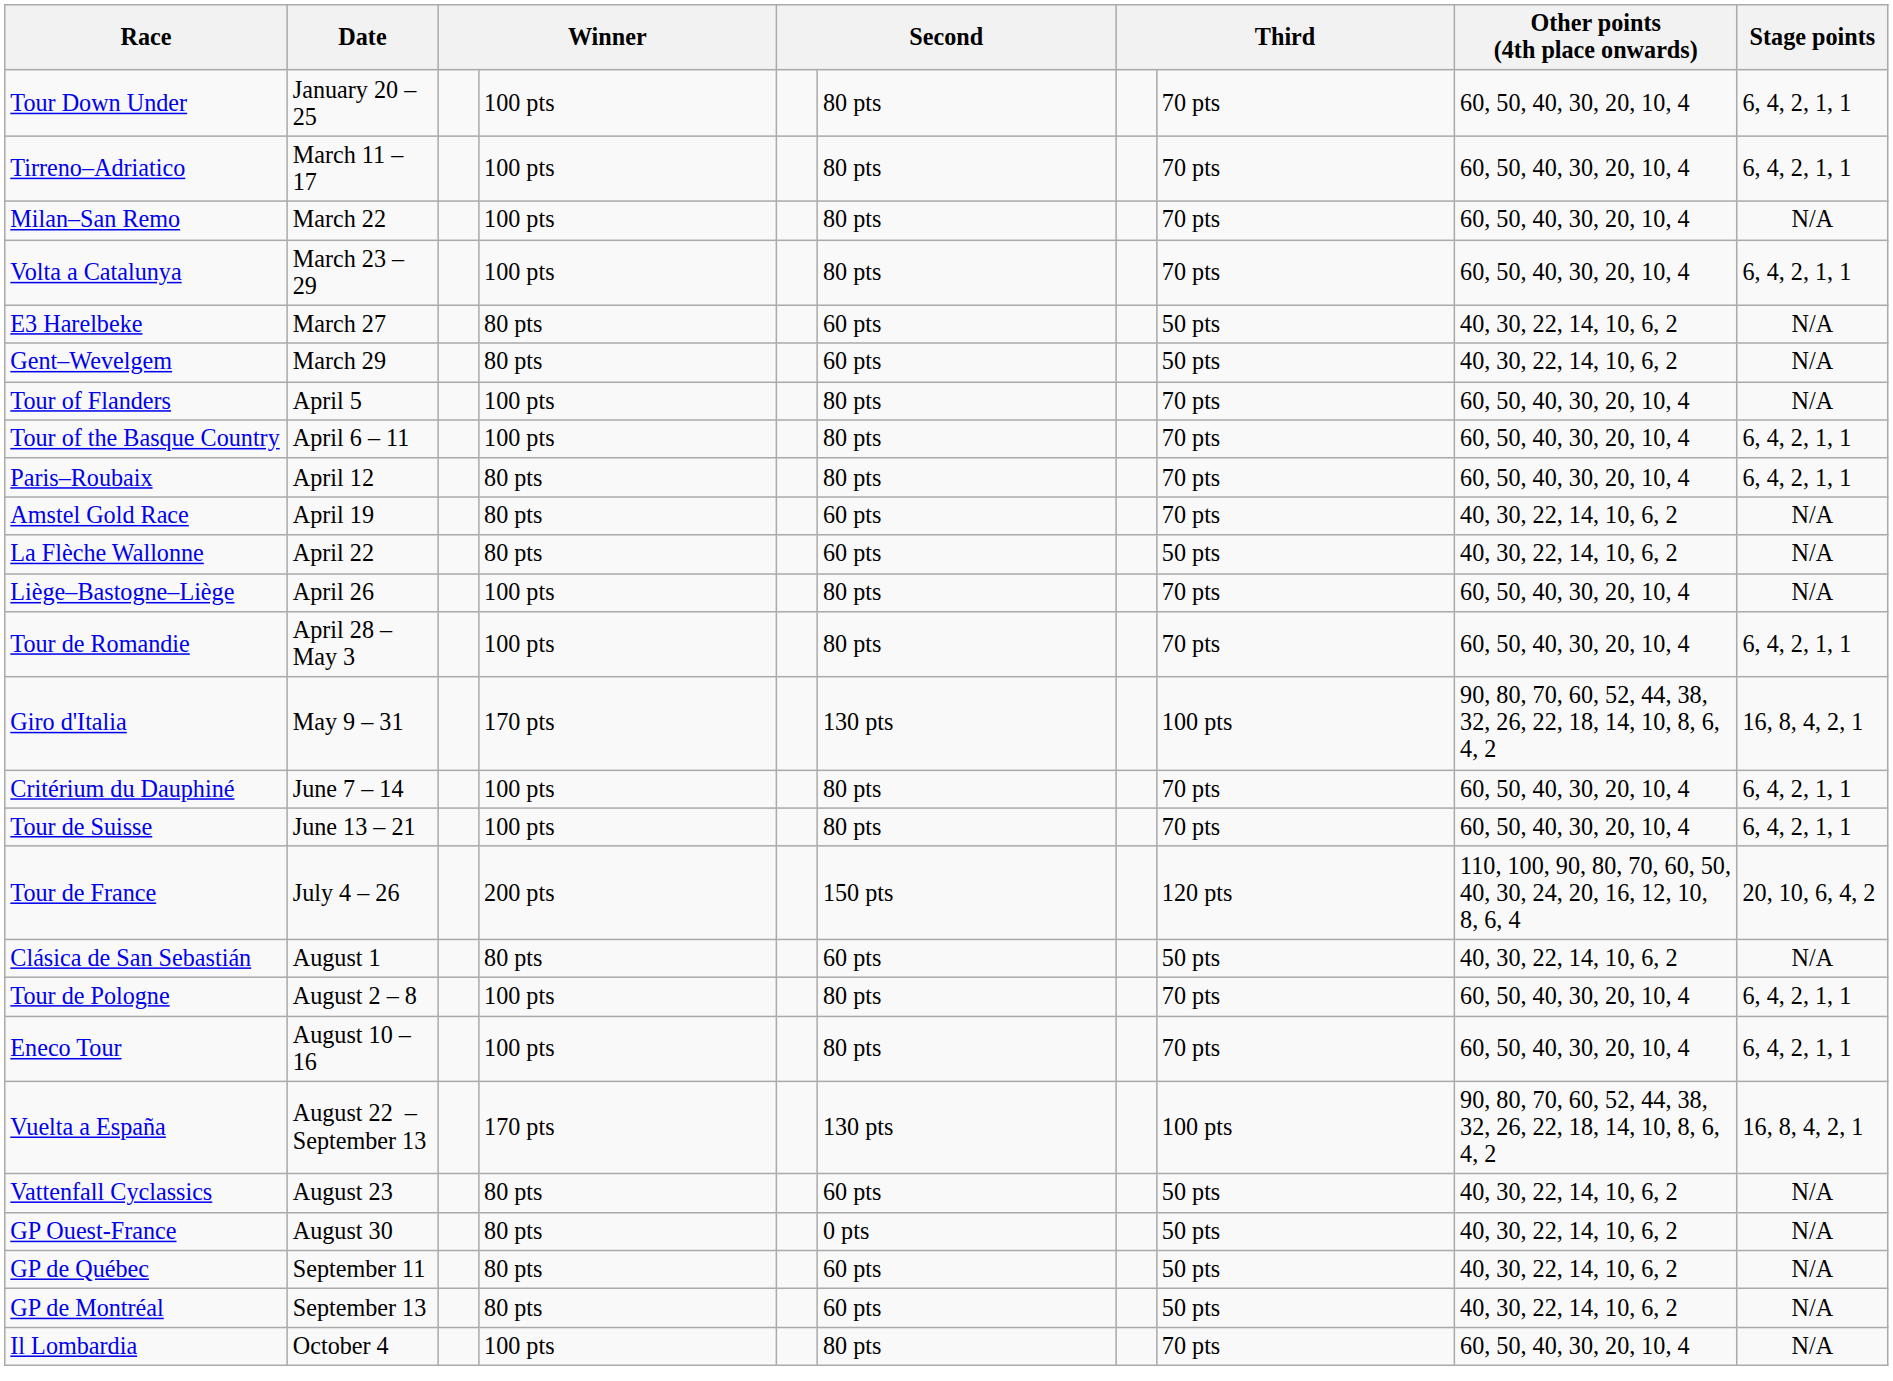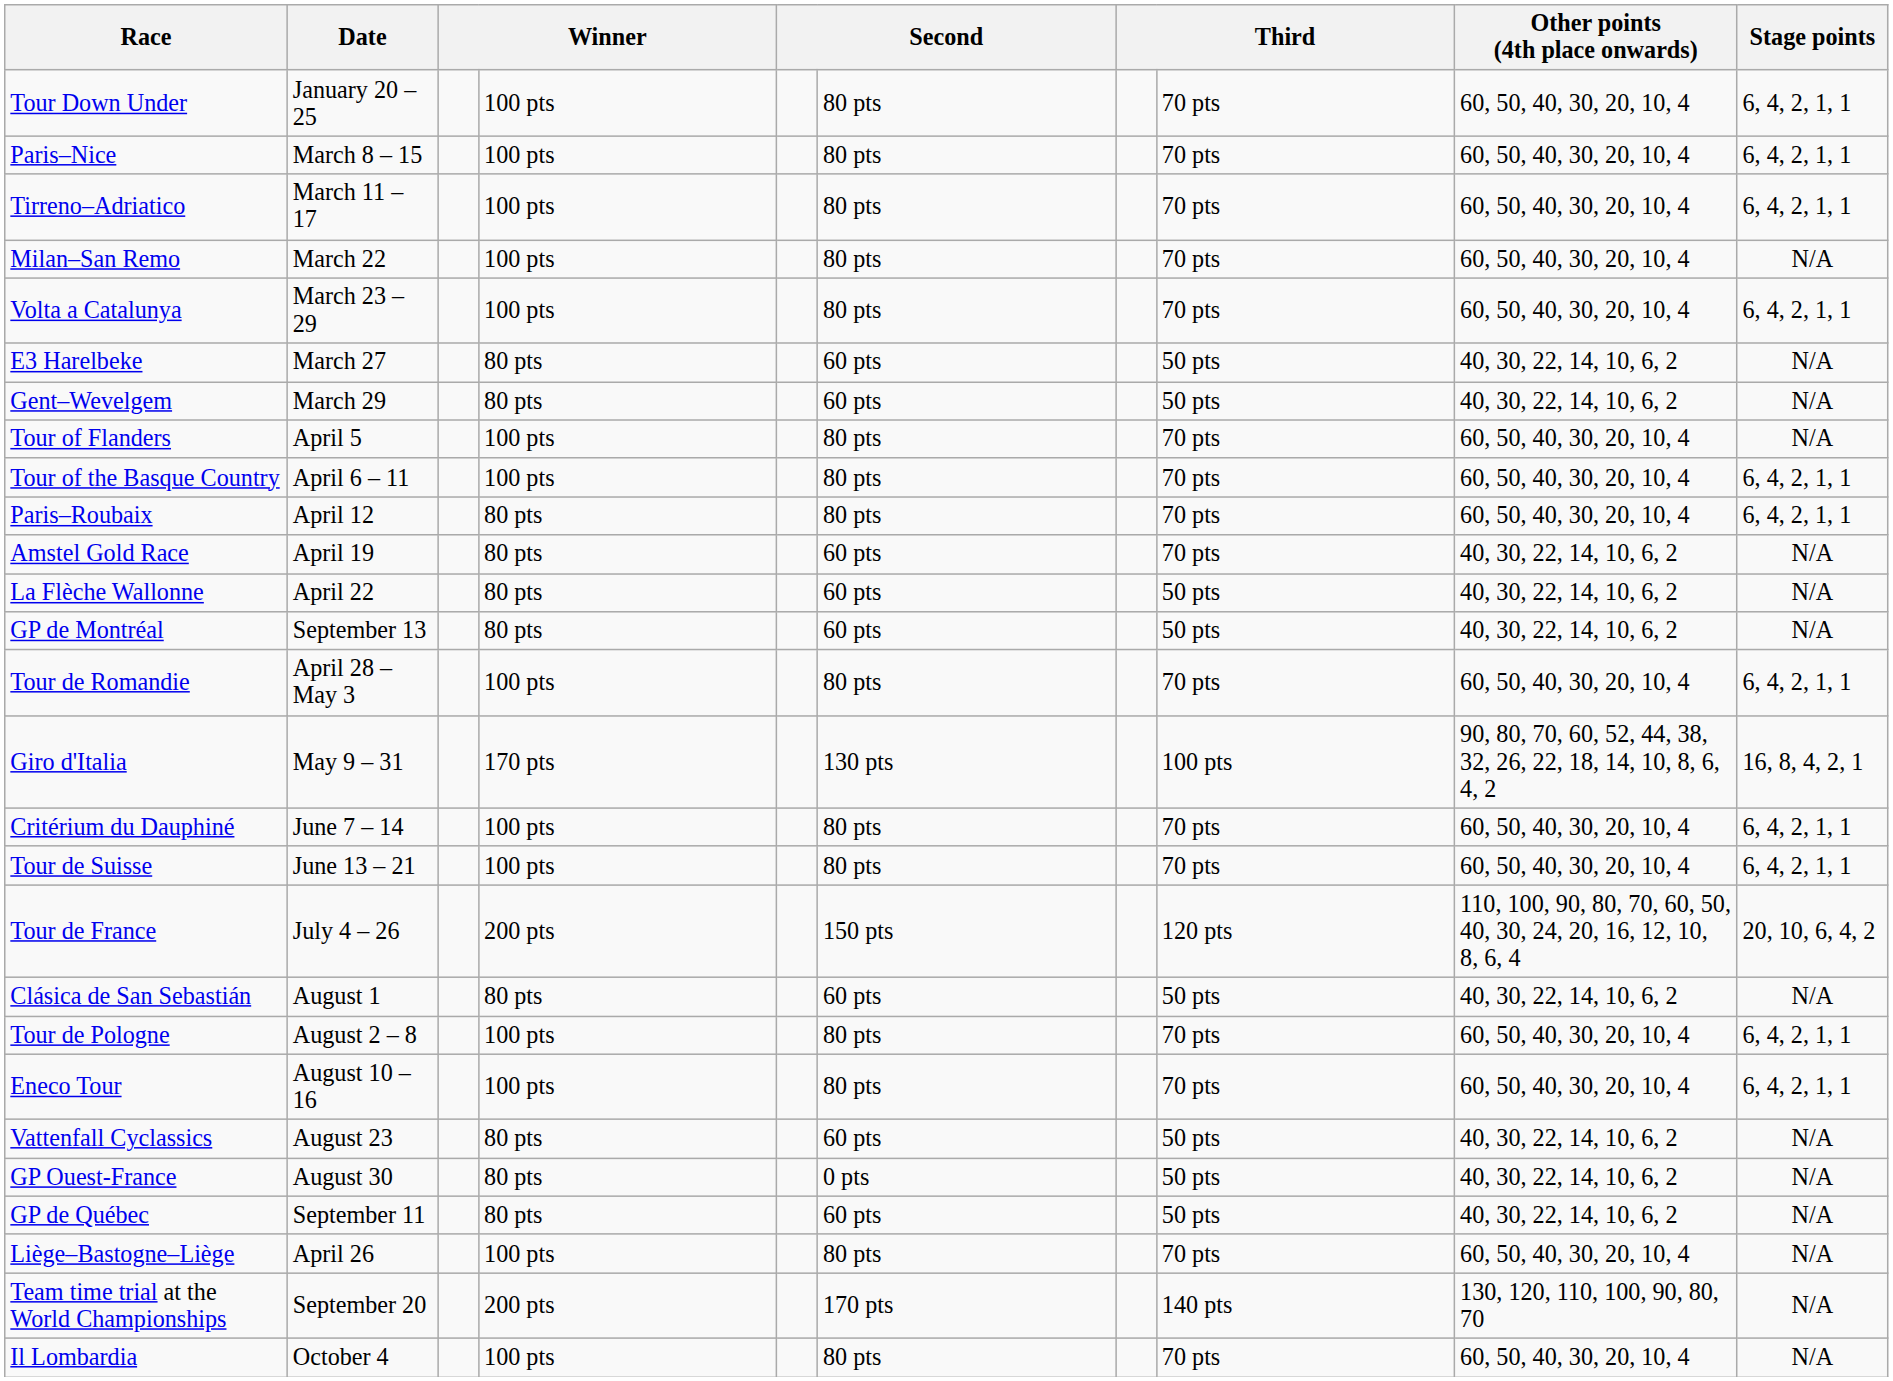+ row: (63, 154)
rows swapped: (122, 592) <-> (87, 1307)
- row: (88, 1127)
+ row: (118, 1305)
